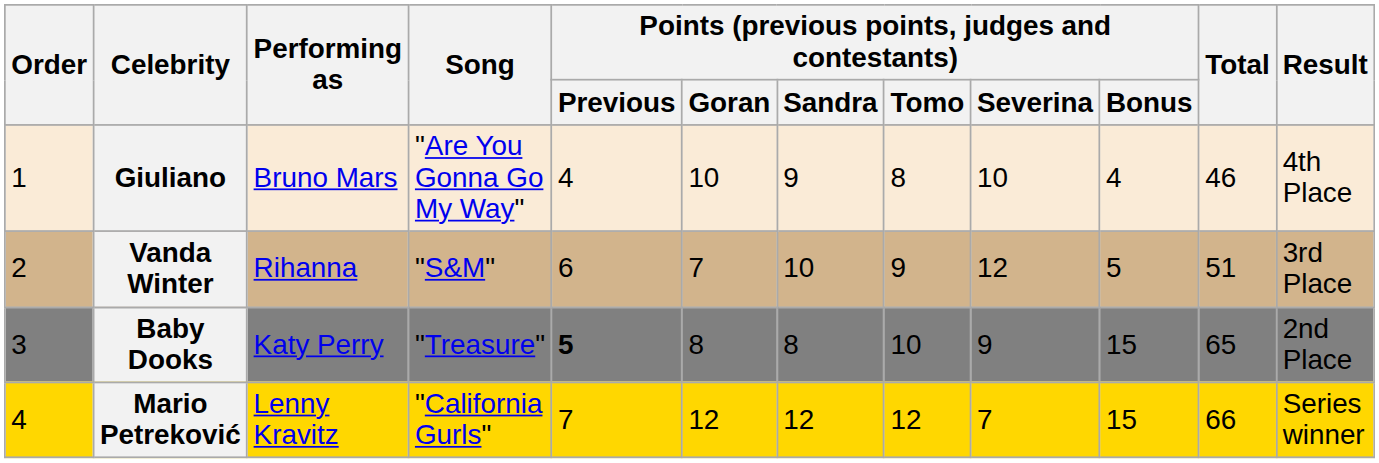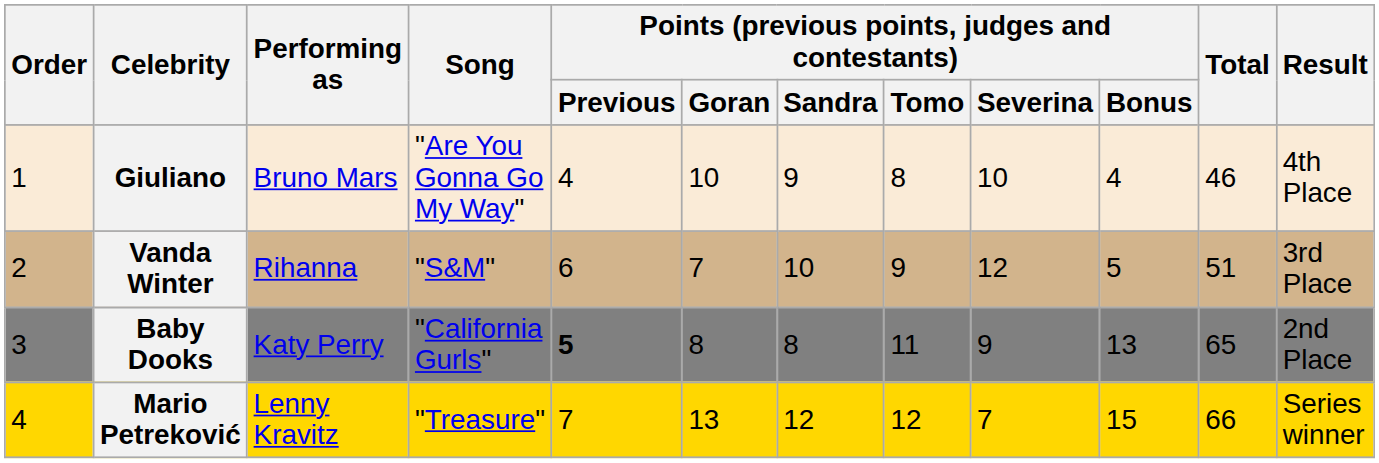(480, 344) "Treasure" -> (479, 344) "California Gurls"
(906, 344) 10 -> (905, 344) 11
(1121, 344) 15 -> (1121, 344) 13
(479, 419) "California Gurls" -> (480, 419) "Treasure"
(704, 419) 12 -> (704, 419) 13
